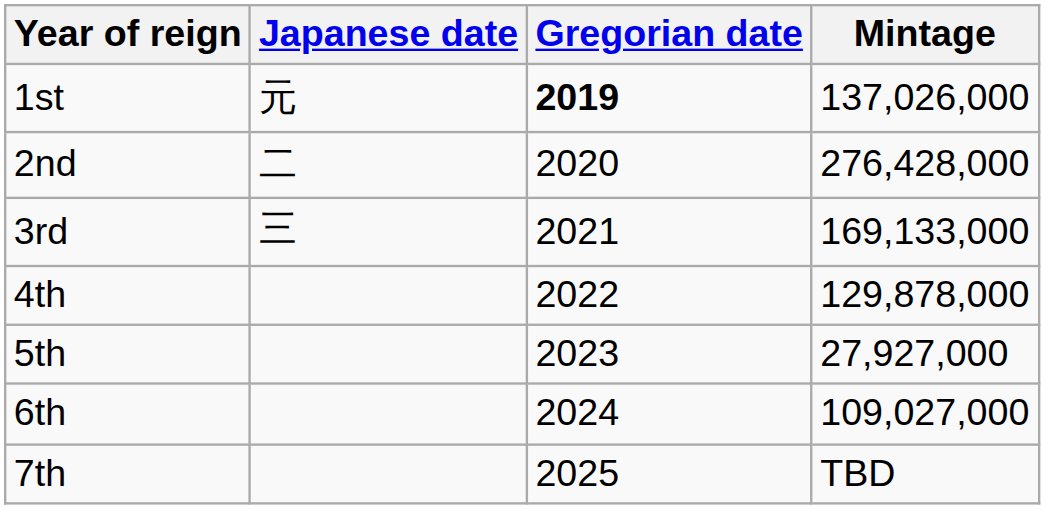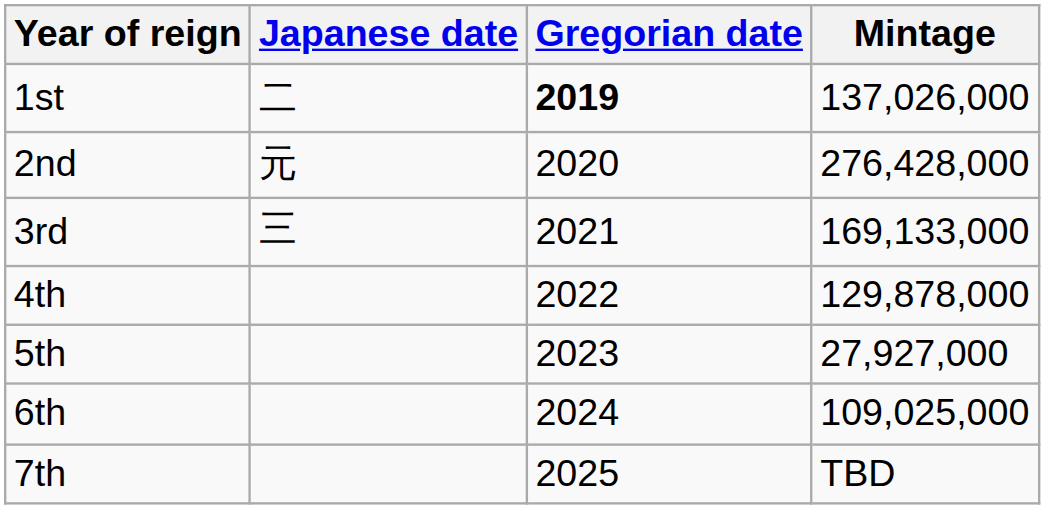(278, 96) 元 -> (278, 96) 二
(278, 162) 二 -> (278, 162) 元
(925, 413) 109,027,000 -> (925, 413) 109,025,000
